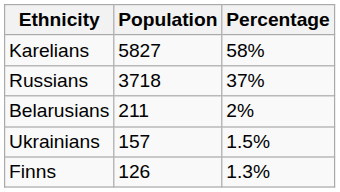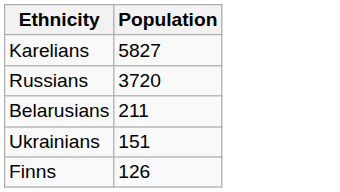- column: (278, 19)
(140, 80) 3718 -> (140, 80) 3720
(134, 141) 157 -> (134, 141) 151
